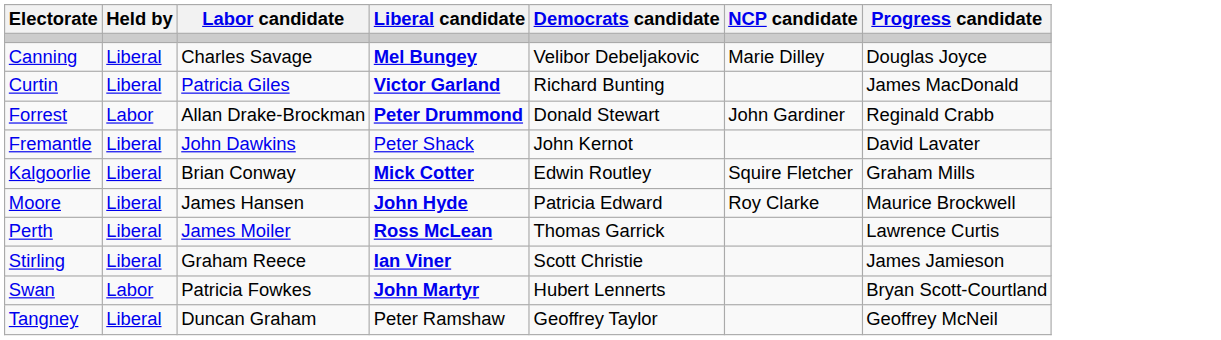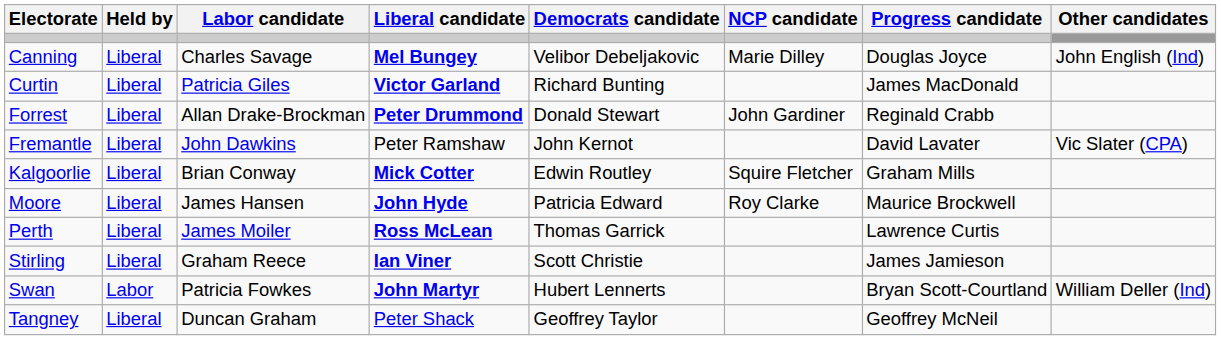+ column: (1133, 19)
(130, 115) Labor -> (134, 115) Liberal
(424, 144) Peter Shack -> (439, 144) Peter Ramshaw
(439, 319) Peter Ramshaw -> (424, 319) Peter Shack
